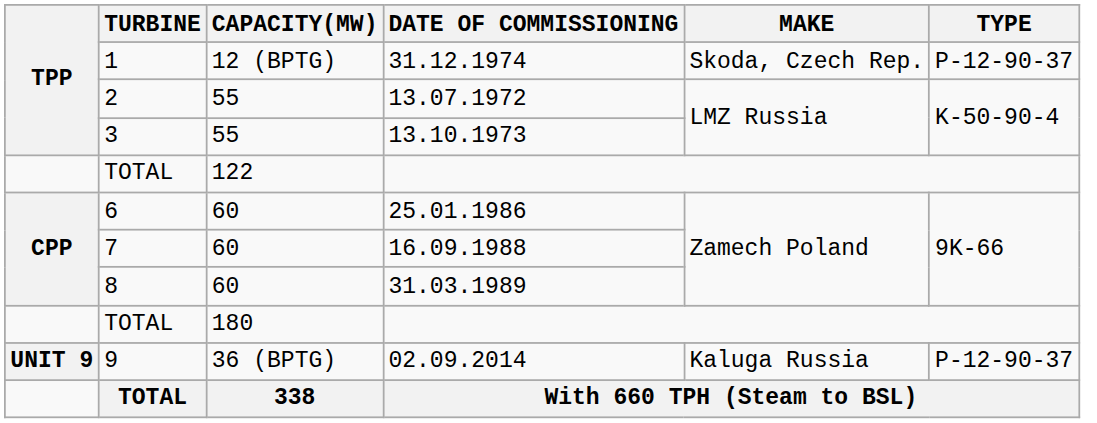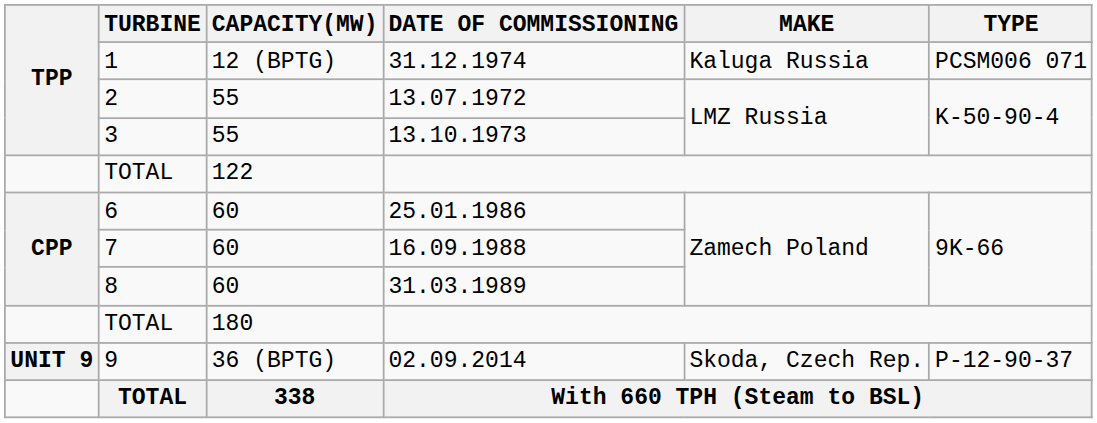(807, 61) Skoda, Czech Rep. -> (779, 61) Kaluga Russia
(1004, 61) P-12-90-37 -> (1011, 61) PCSM006 071
(779, 361) Kaluga Russia -> (807, 361) Skoda, Czech Rep.
